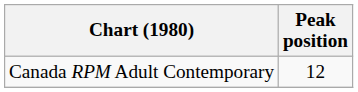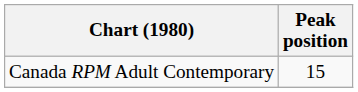(315, 71) 12 -> (315, 71) 15
